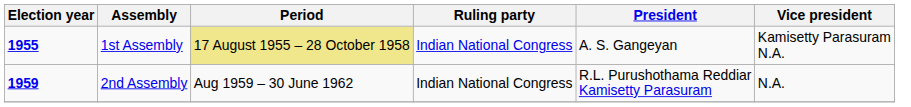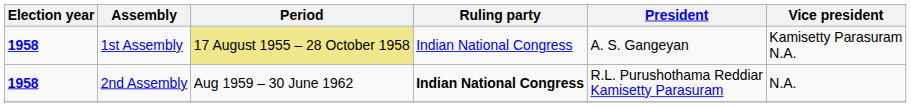(23, 45) 1955 -> (23, 45) 1958
(23, 83) 1959 -> (23, 83) 1958
(494, 83) normal -> (500, 83) bold
